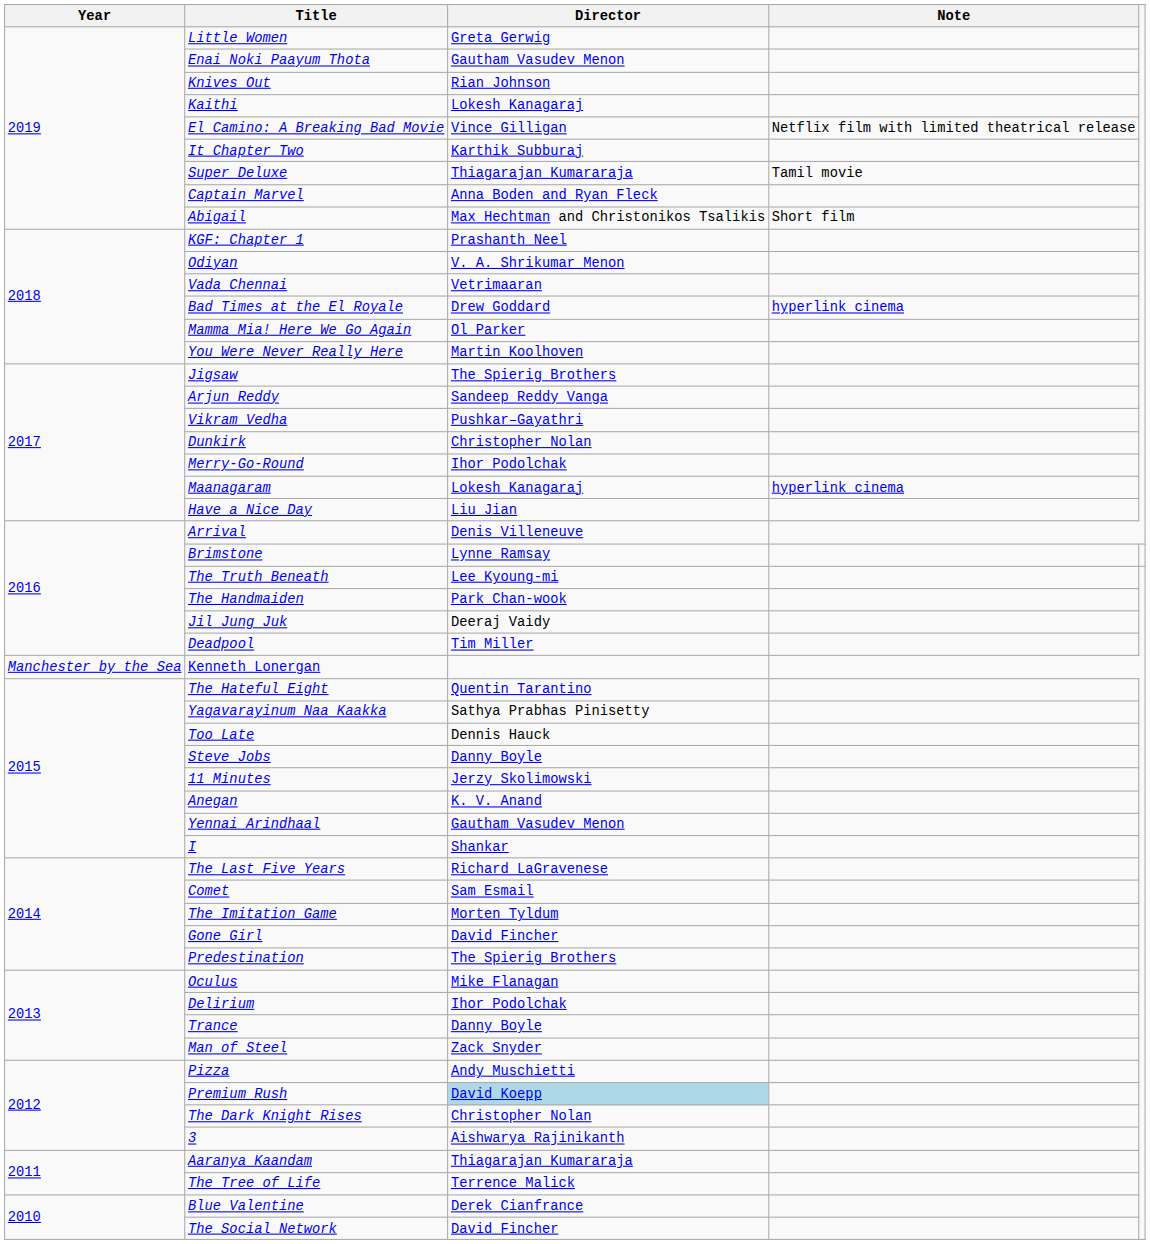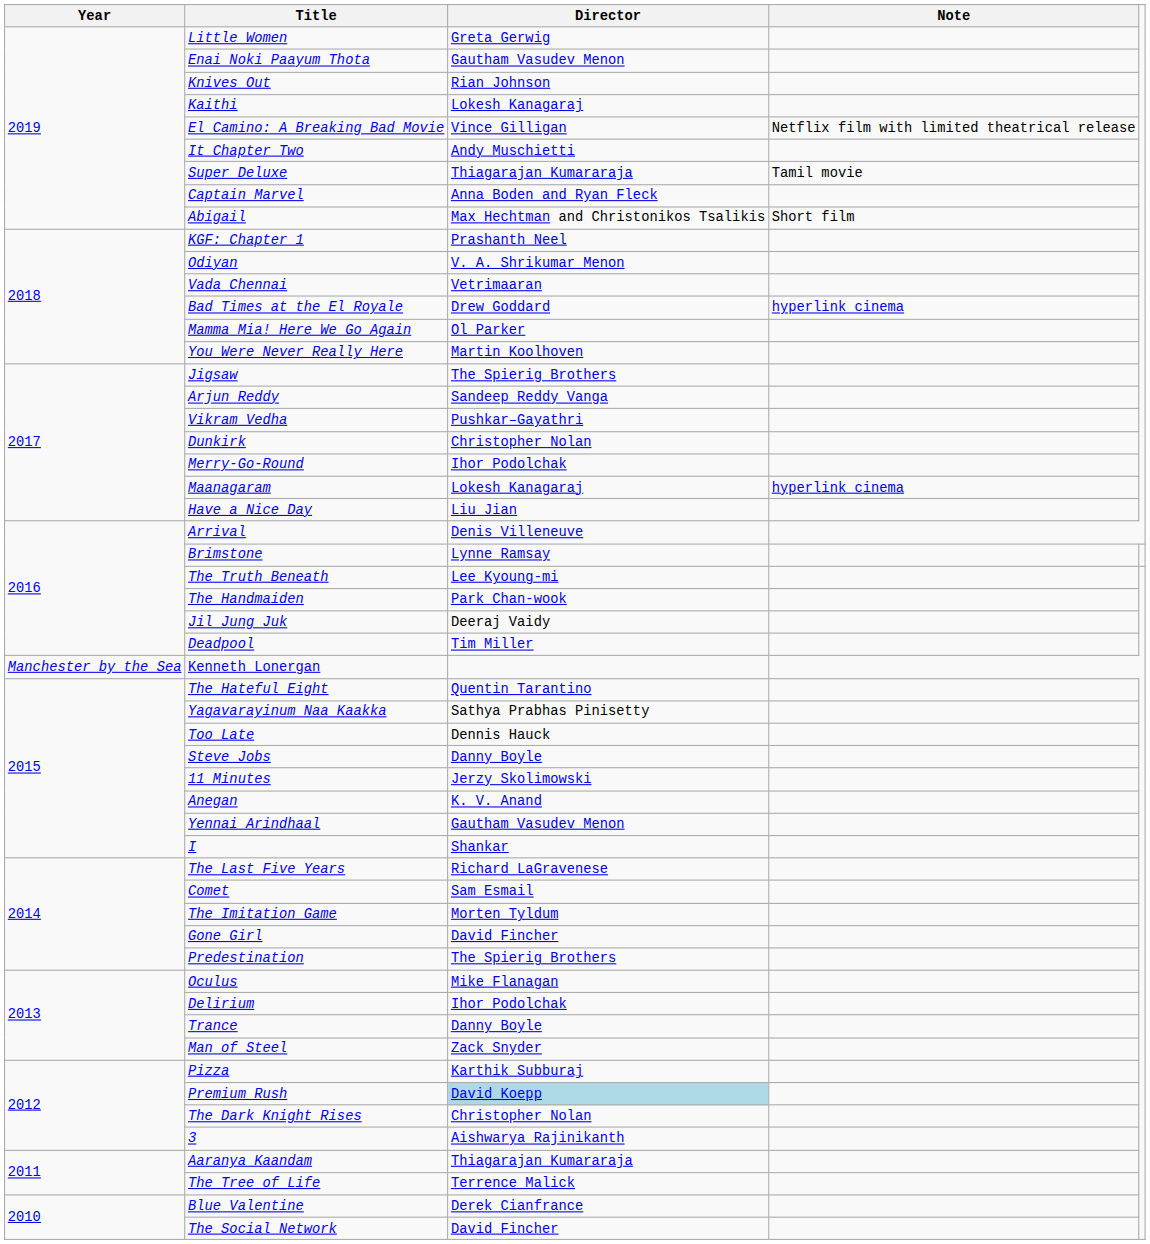(517, 151) Karthik Subburaj -> (513, 151) Andy Muschietti
(513, 1071) Andy Muschietti -> (517, 1071) Karthik Subburaj
